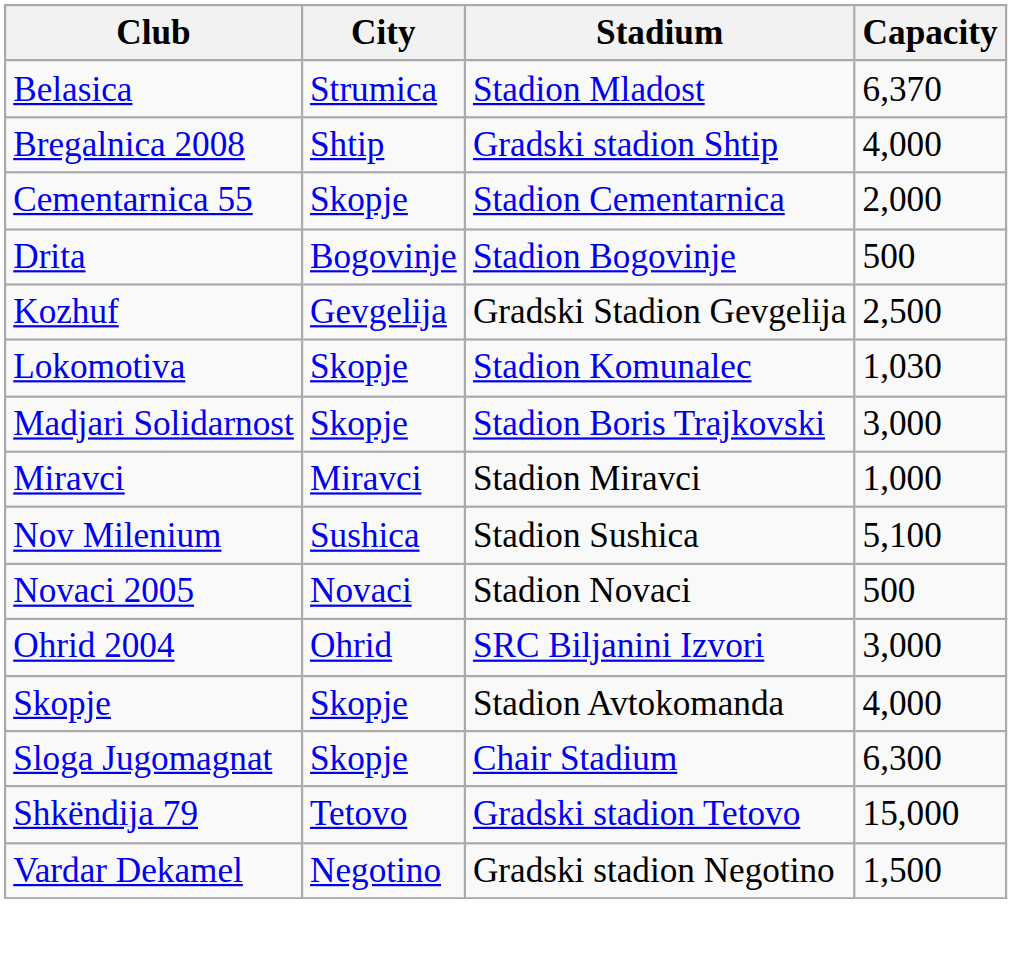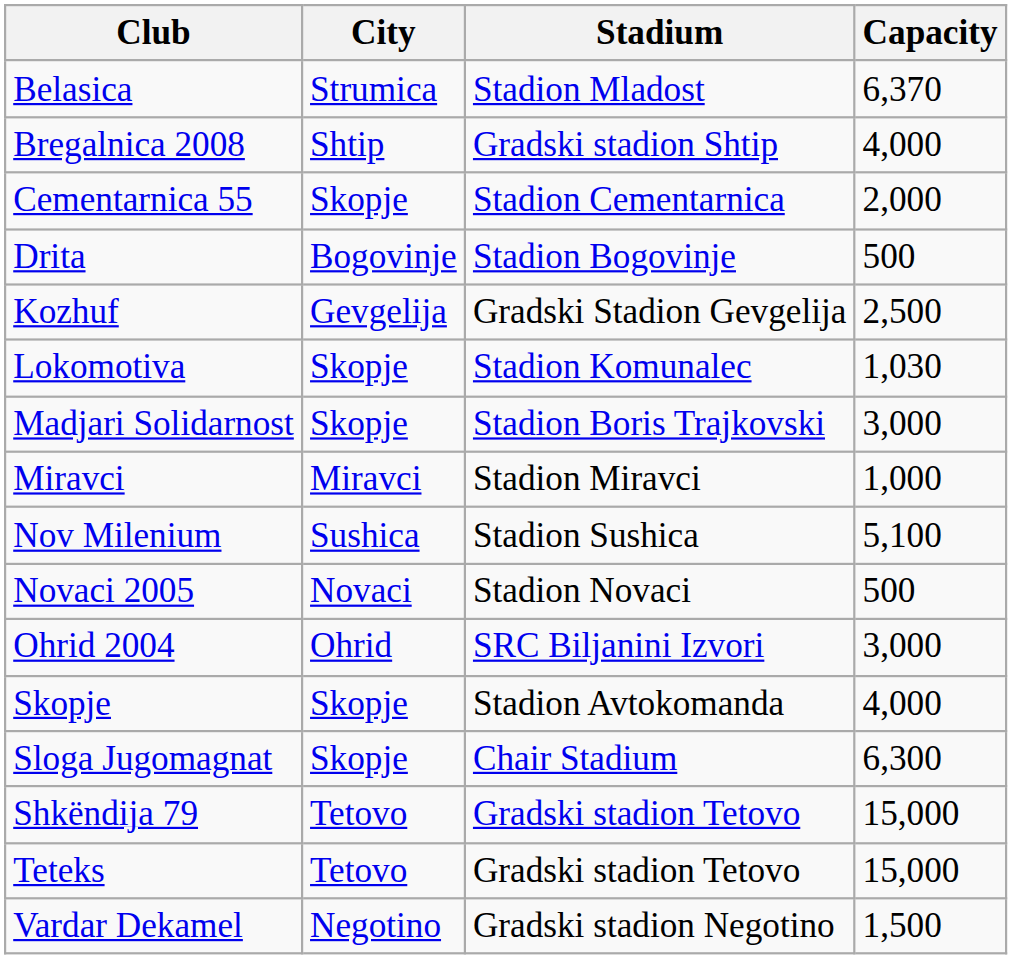+ row: (59, 869)
